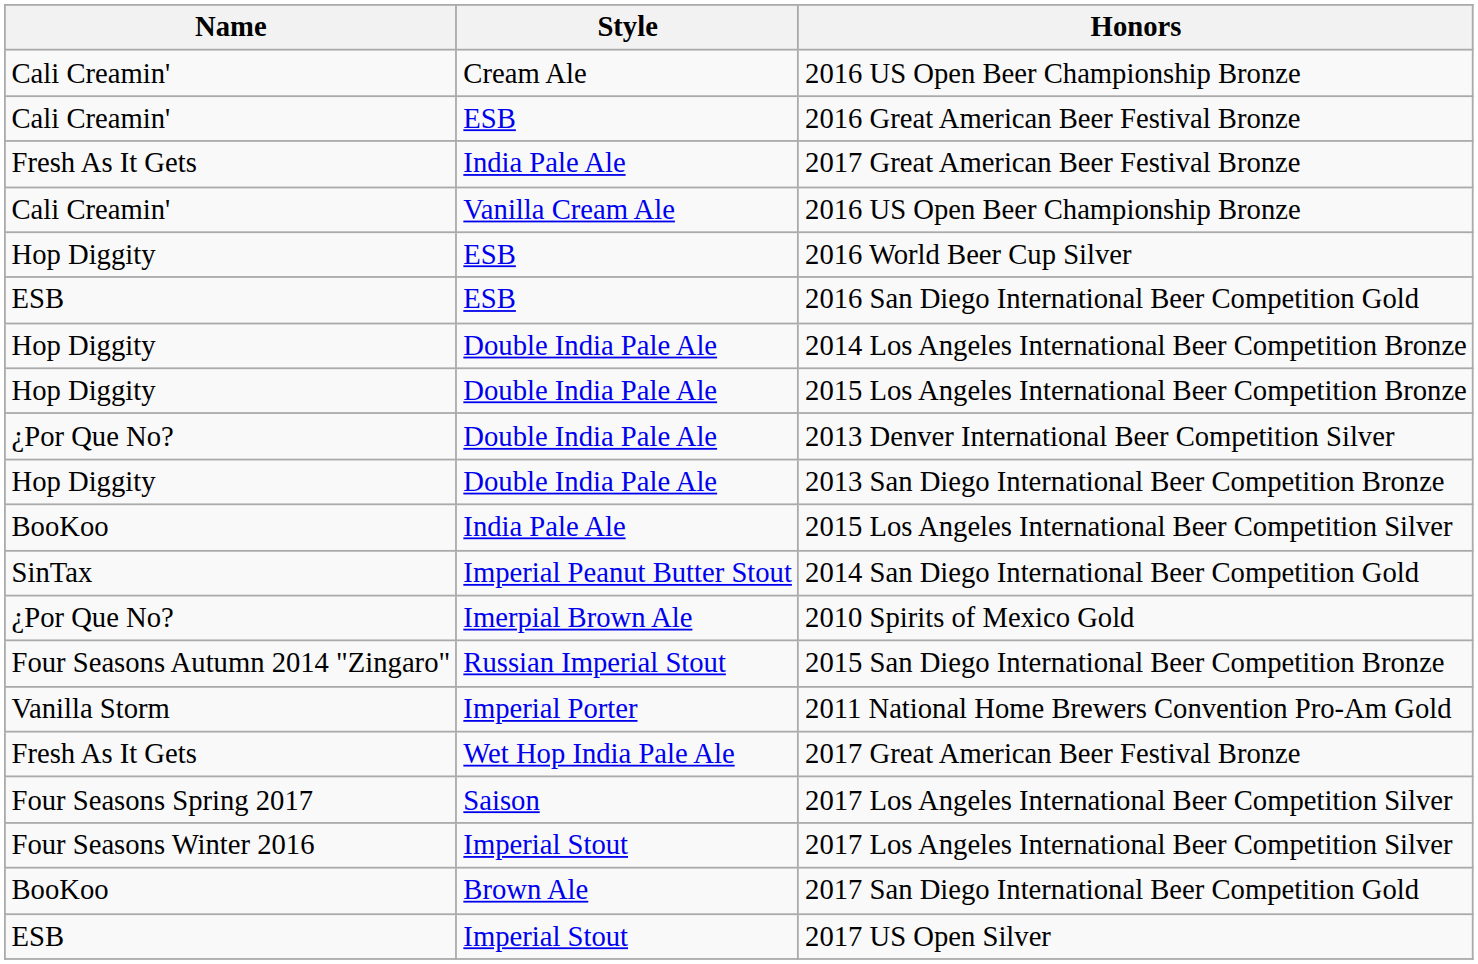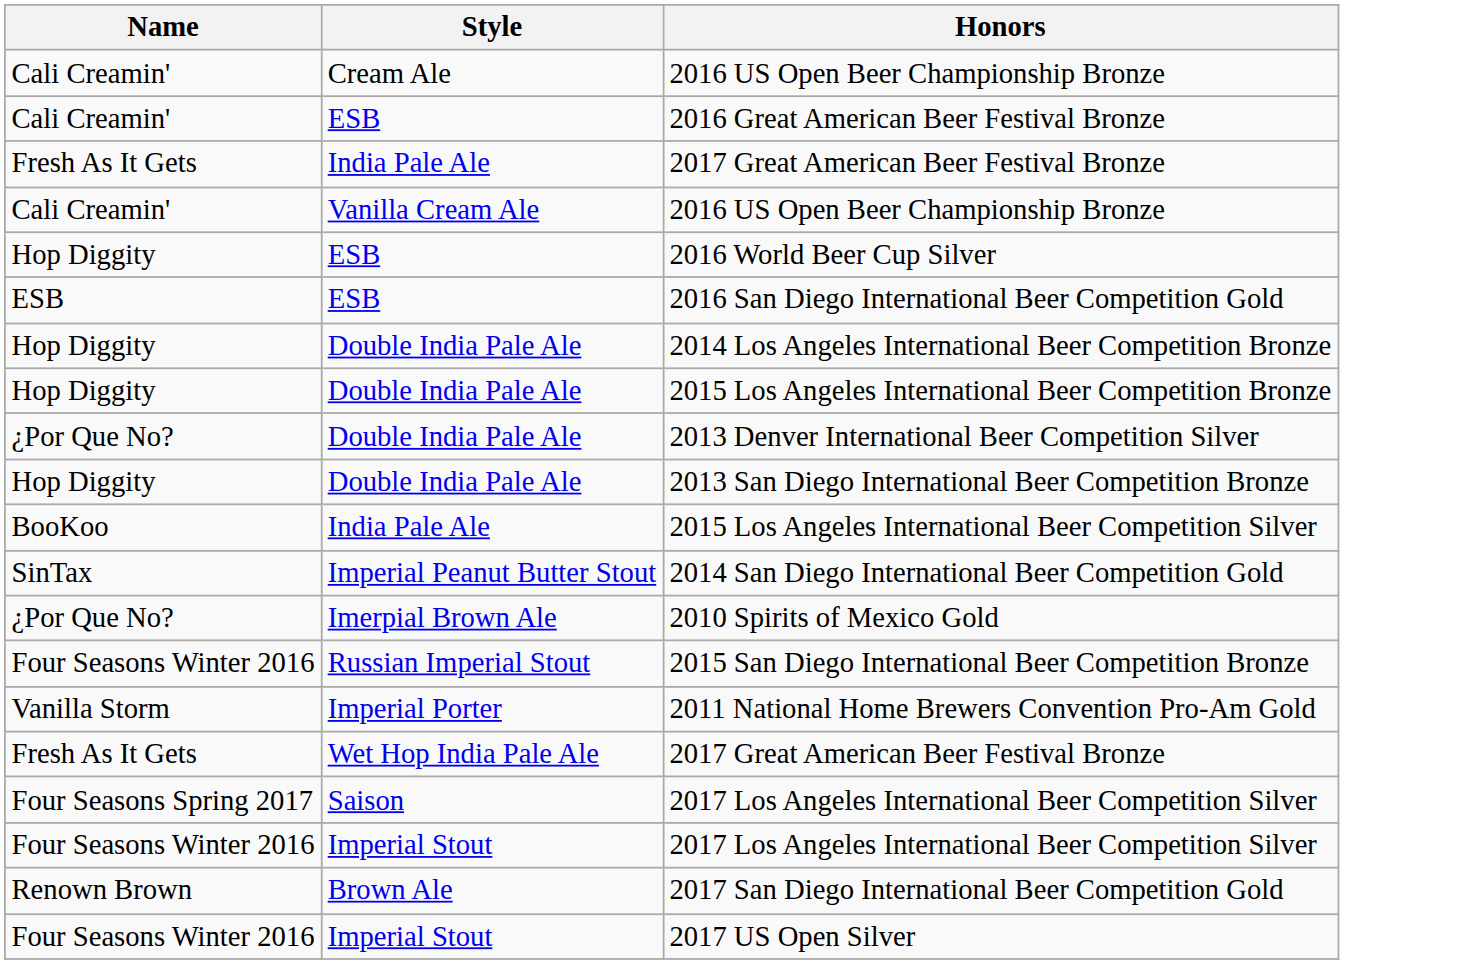(231, 663) Four Seasons Autumn 2014 "Zingaro" -> (163, 663) Four Seasons Winter 2016
(60, 890) BooKoo -> (102, 890) Renown Brown
(38, 935) ESB -> (163, 935) Four Seasons Winter 2016
